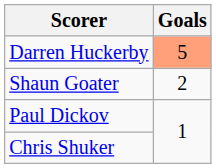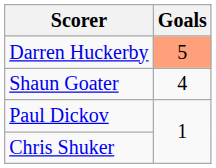(182, 83) 2 -> (182, 83) 4
